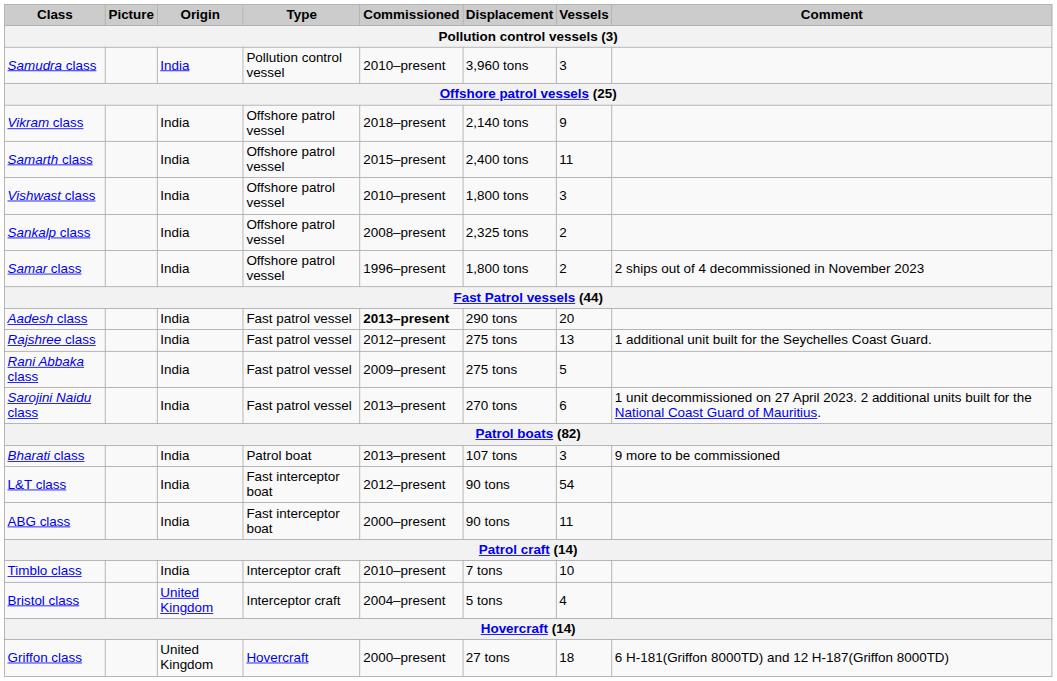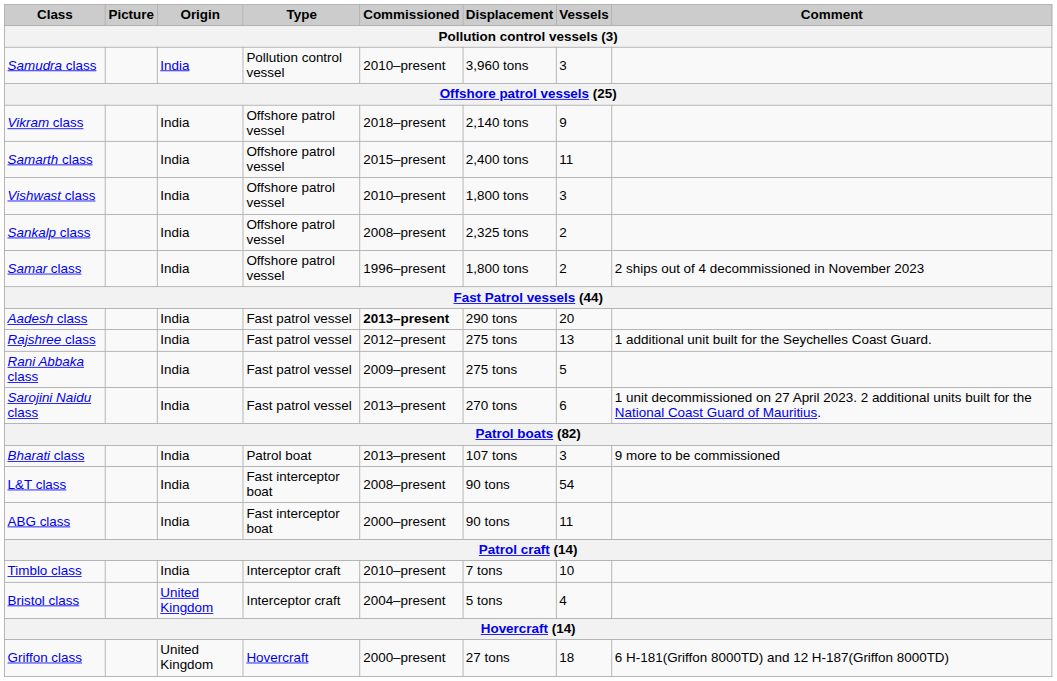(404, 484) 2012–present -> (404, 484) 2008–present
